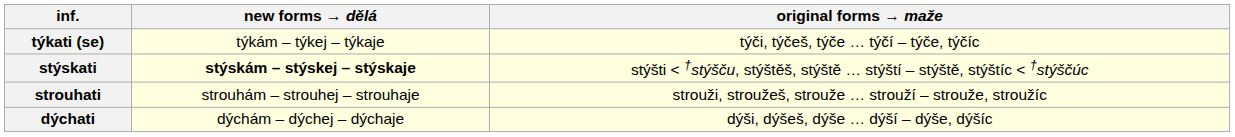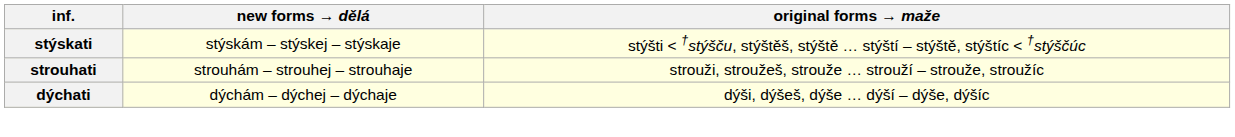- row: (68, 41)
(311, 68) bold -> (303, 43) normal
